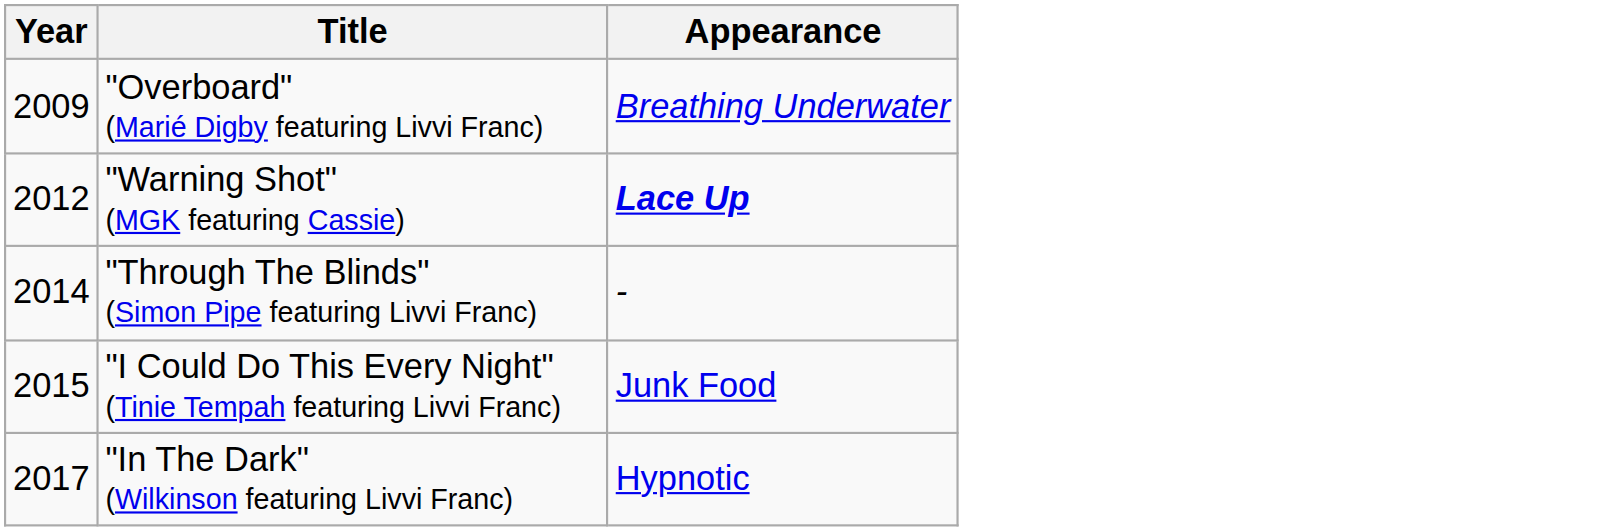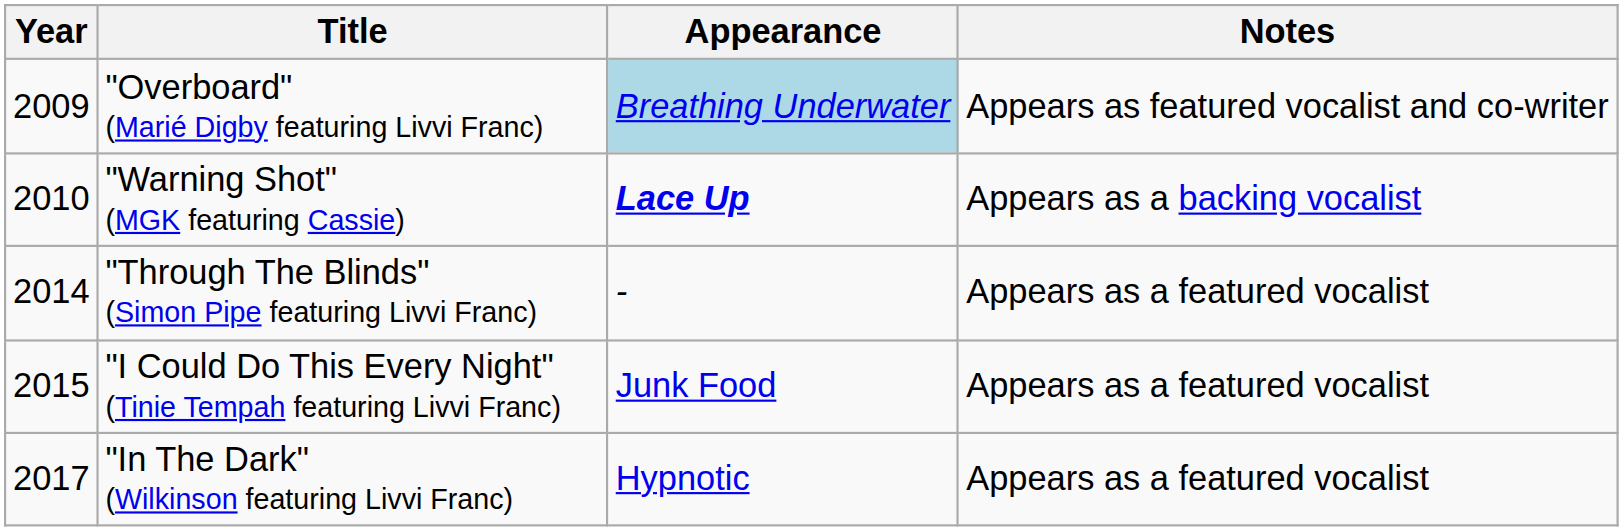+ column: (1287, 31)
(783, 106) no background -> (783, 106) lightblue background
(51, 198) 2012 -> (51, 198) 2010
